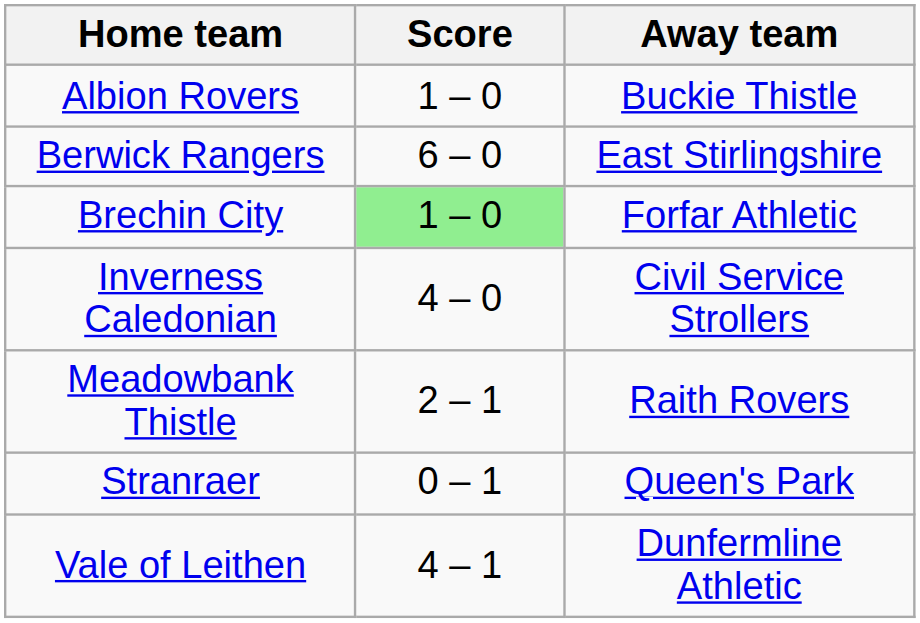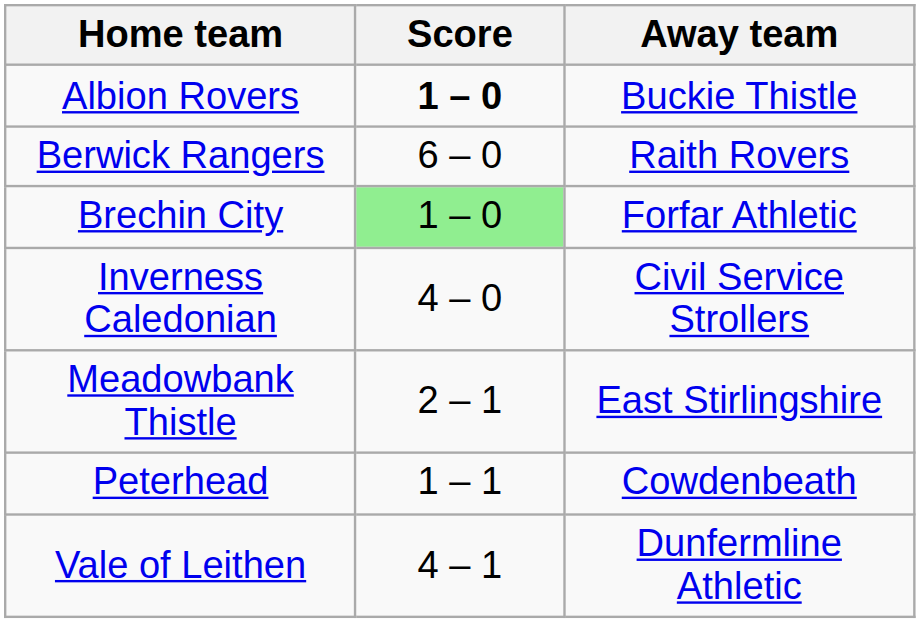(460, 95) normal -> (460, 95) bold
(739, 155) East Stirlingshire -> (739, 155) Raith Rovers
(739, 400) Raith Rovers -> (739, 400) East Stirlingshire
+ row: (181, 482)
- row: (181, 482)
